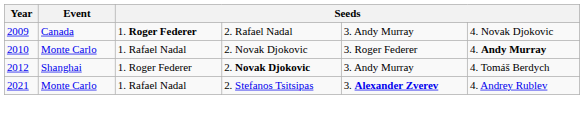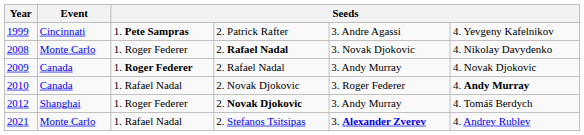+ row: (18, 31)
+ row: (18, 49)
(69, 49) Monte Carlo -> (56, 85) Canada
